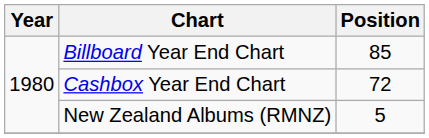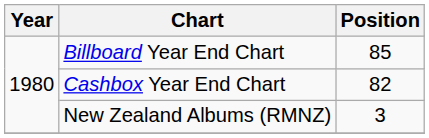(380, 84) 72 -> (380, 84) 82
(380, 116) 5 -> (380, 116) 3
